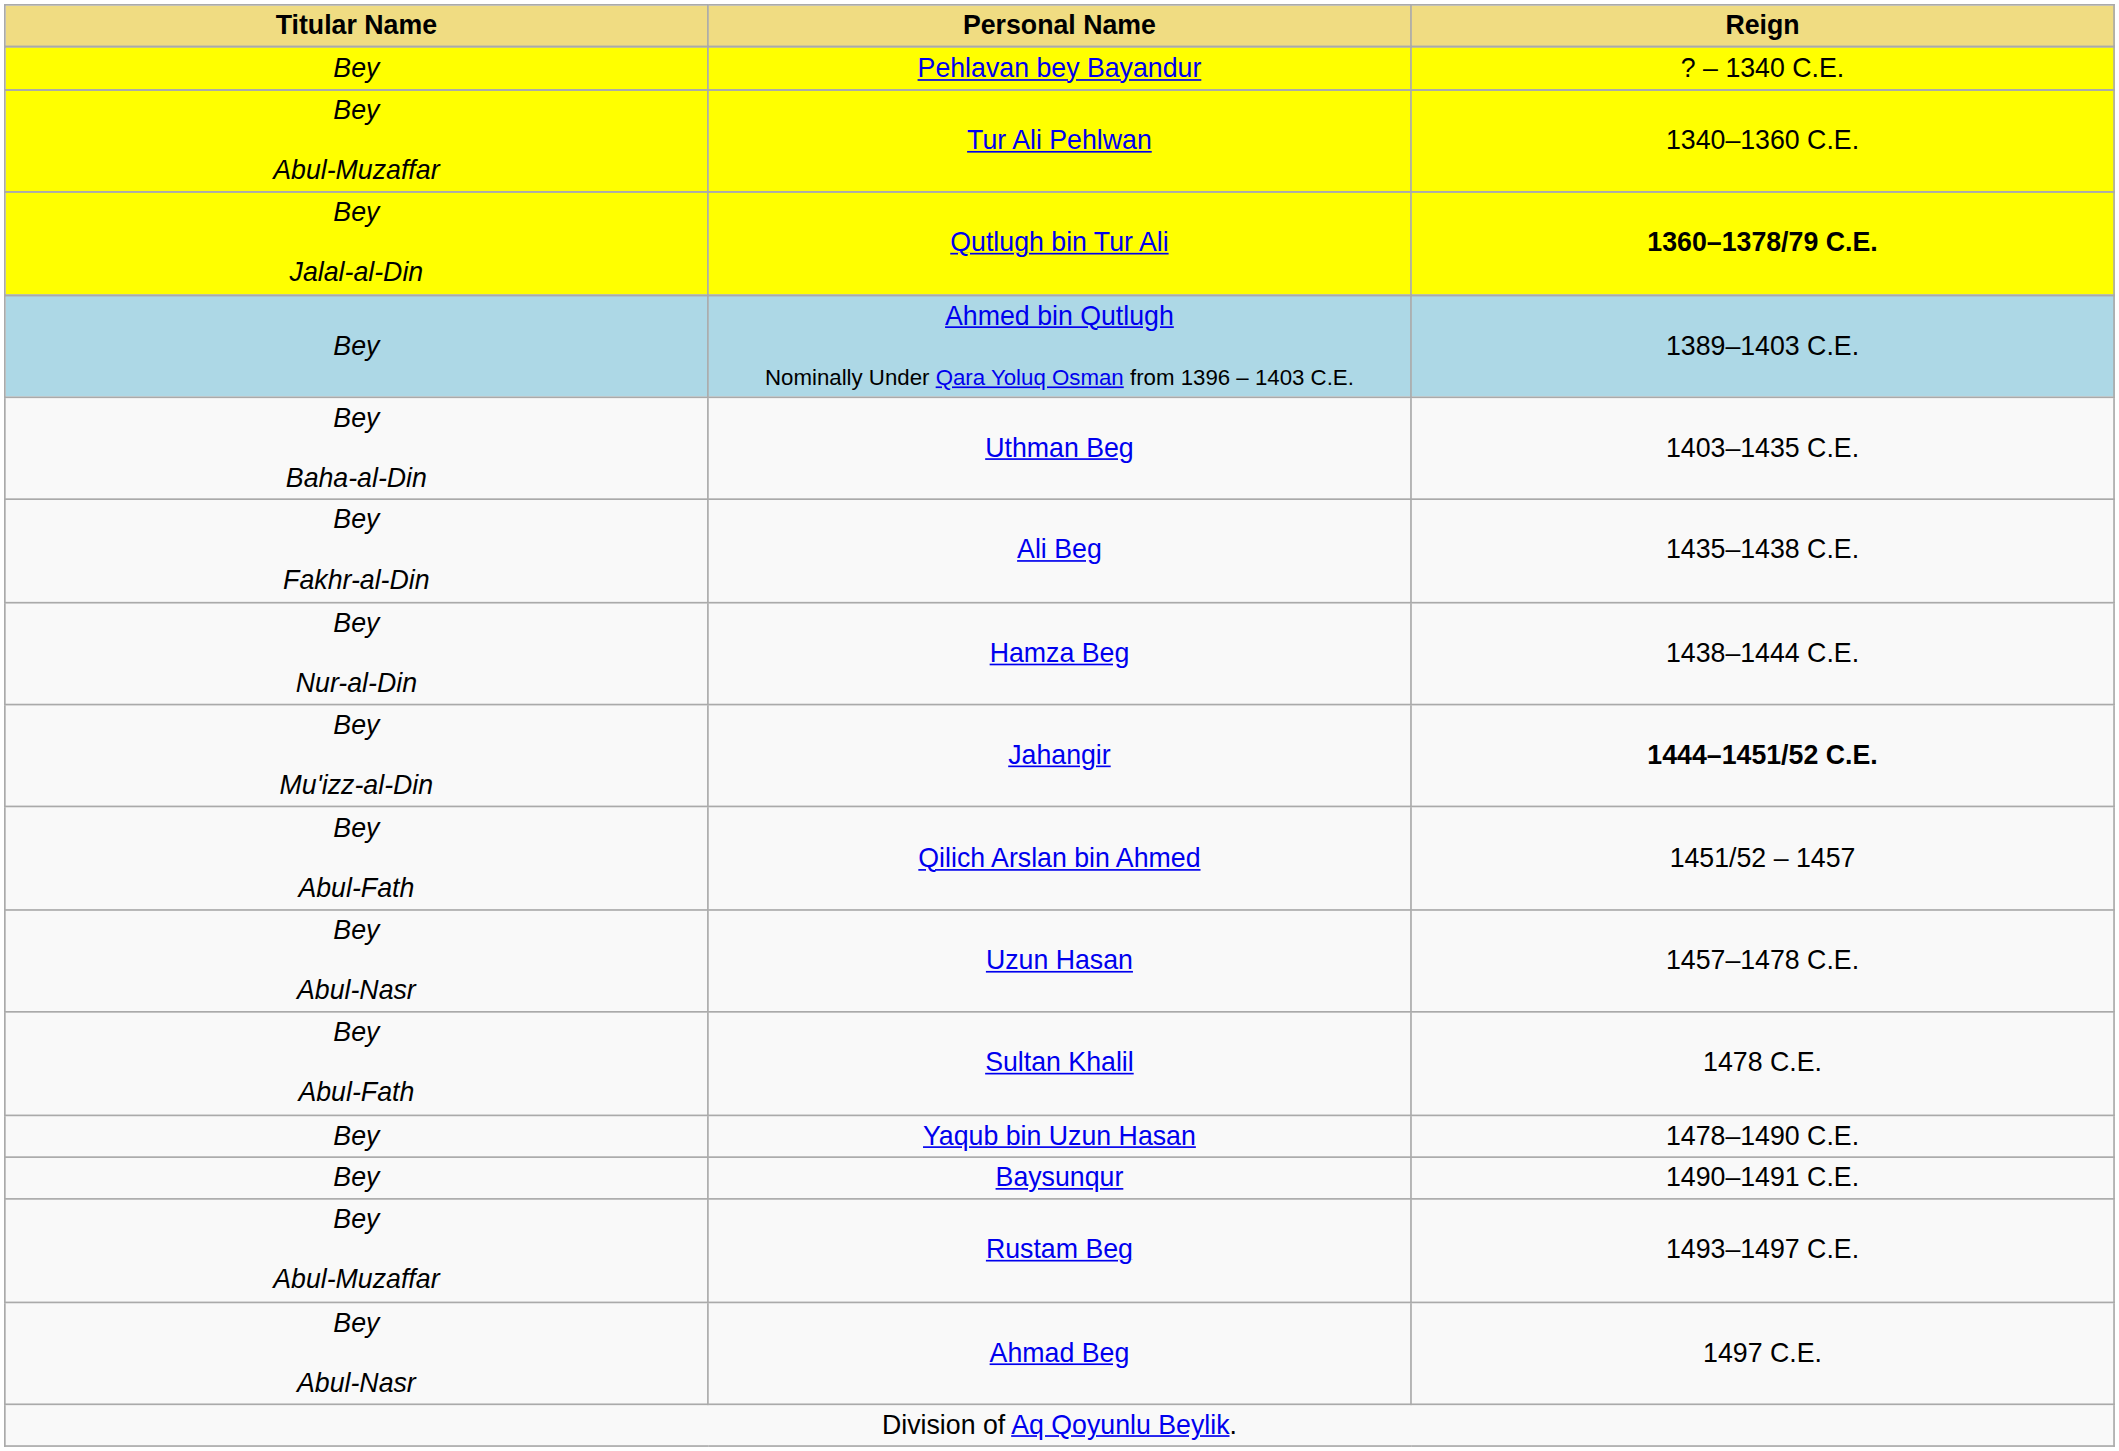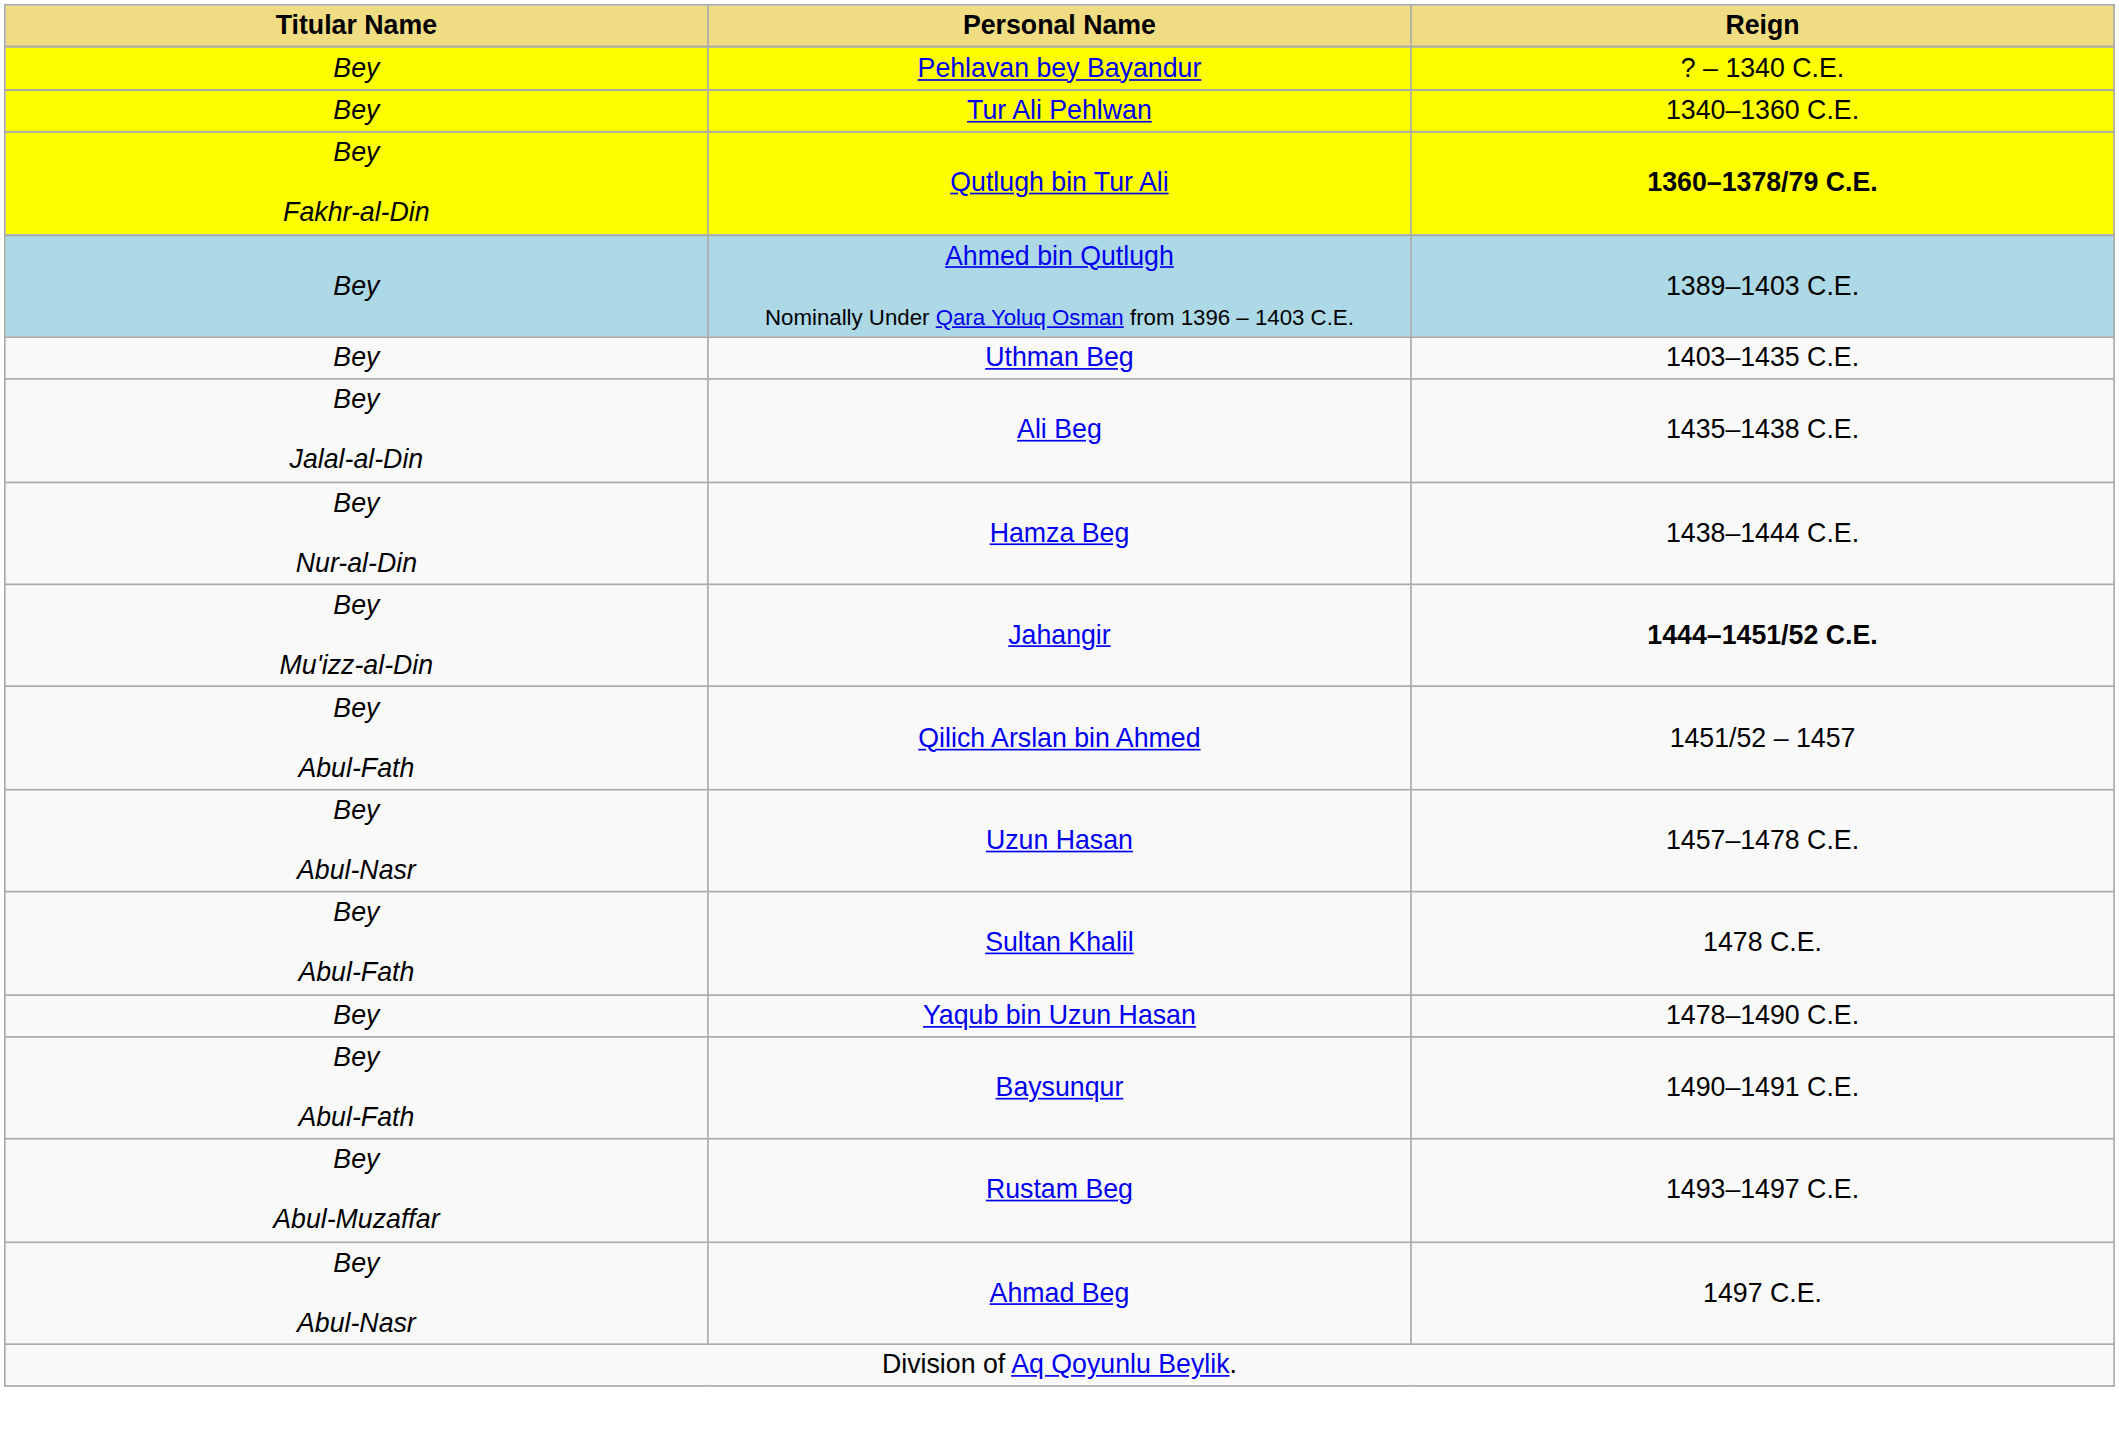(356, 140) Bey Abul-Muzaffar -> (356, 110) Bey
(356, 242) Bey Jalal-al-Din -> (356, 182) Bey Fakhr-al-Din
(356, 447) Bey Baha-al-Din -> (356, 357) Bey
(356, 550) Bey Fakhr-al-Din -> (356, 430) Bey Jalal-al-Din
(356, 1177) Bey -> (356, 1087) Bey Abul-Fath
